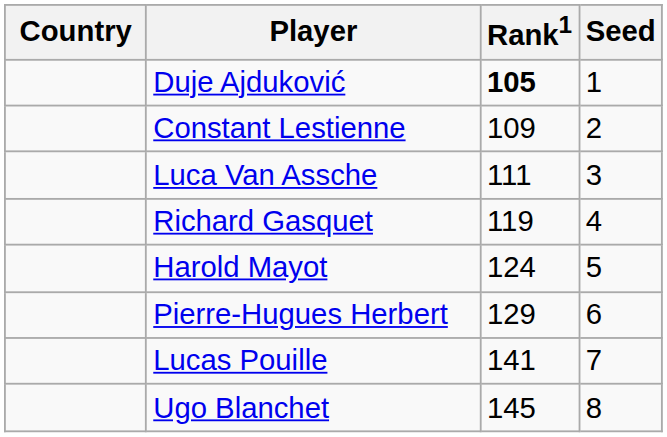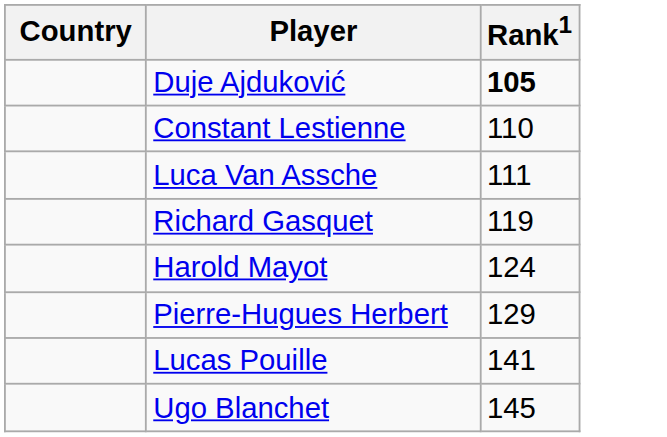- column: (621, 31)
(511, 128) 109 -> (510, 128) 110
